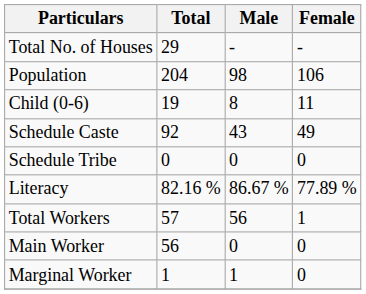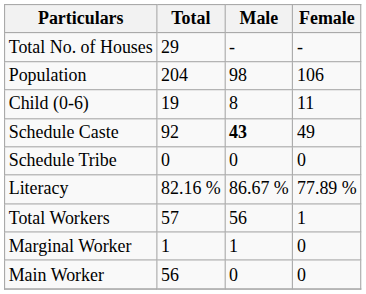(238, 132) normal -> (238, 132) bold
rows swapped: (56, 246) <-> (70, 274)
